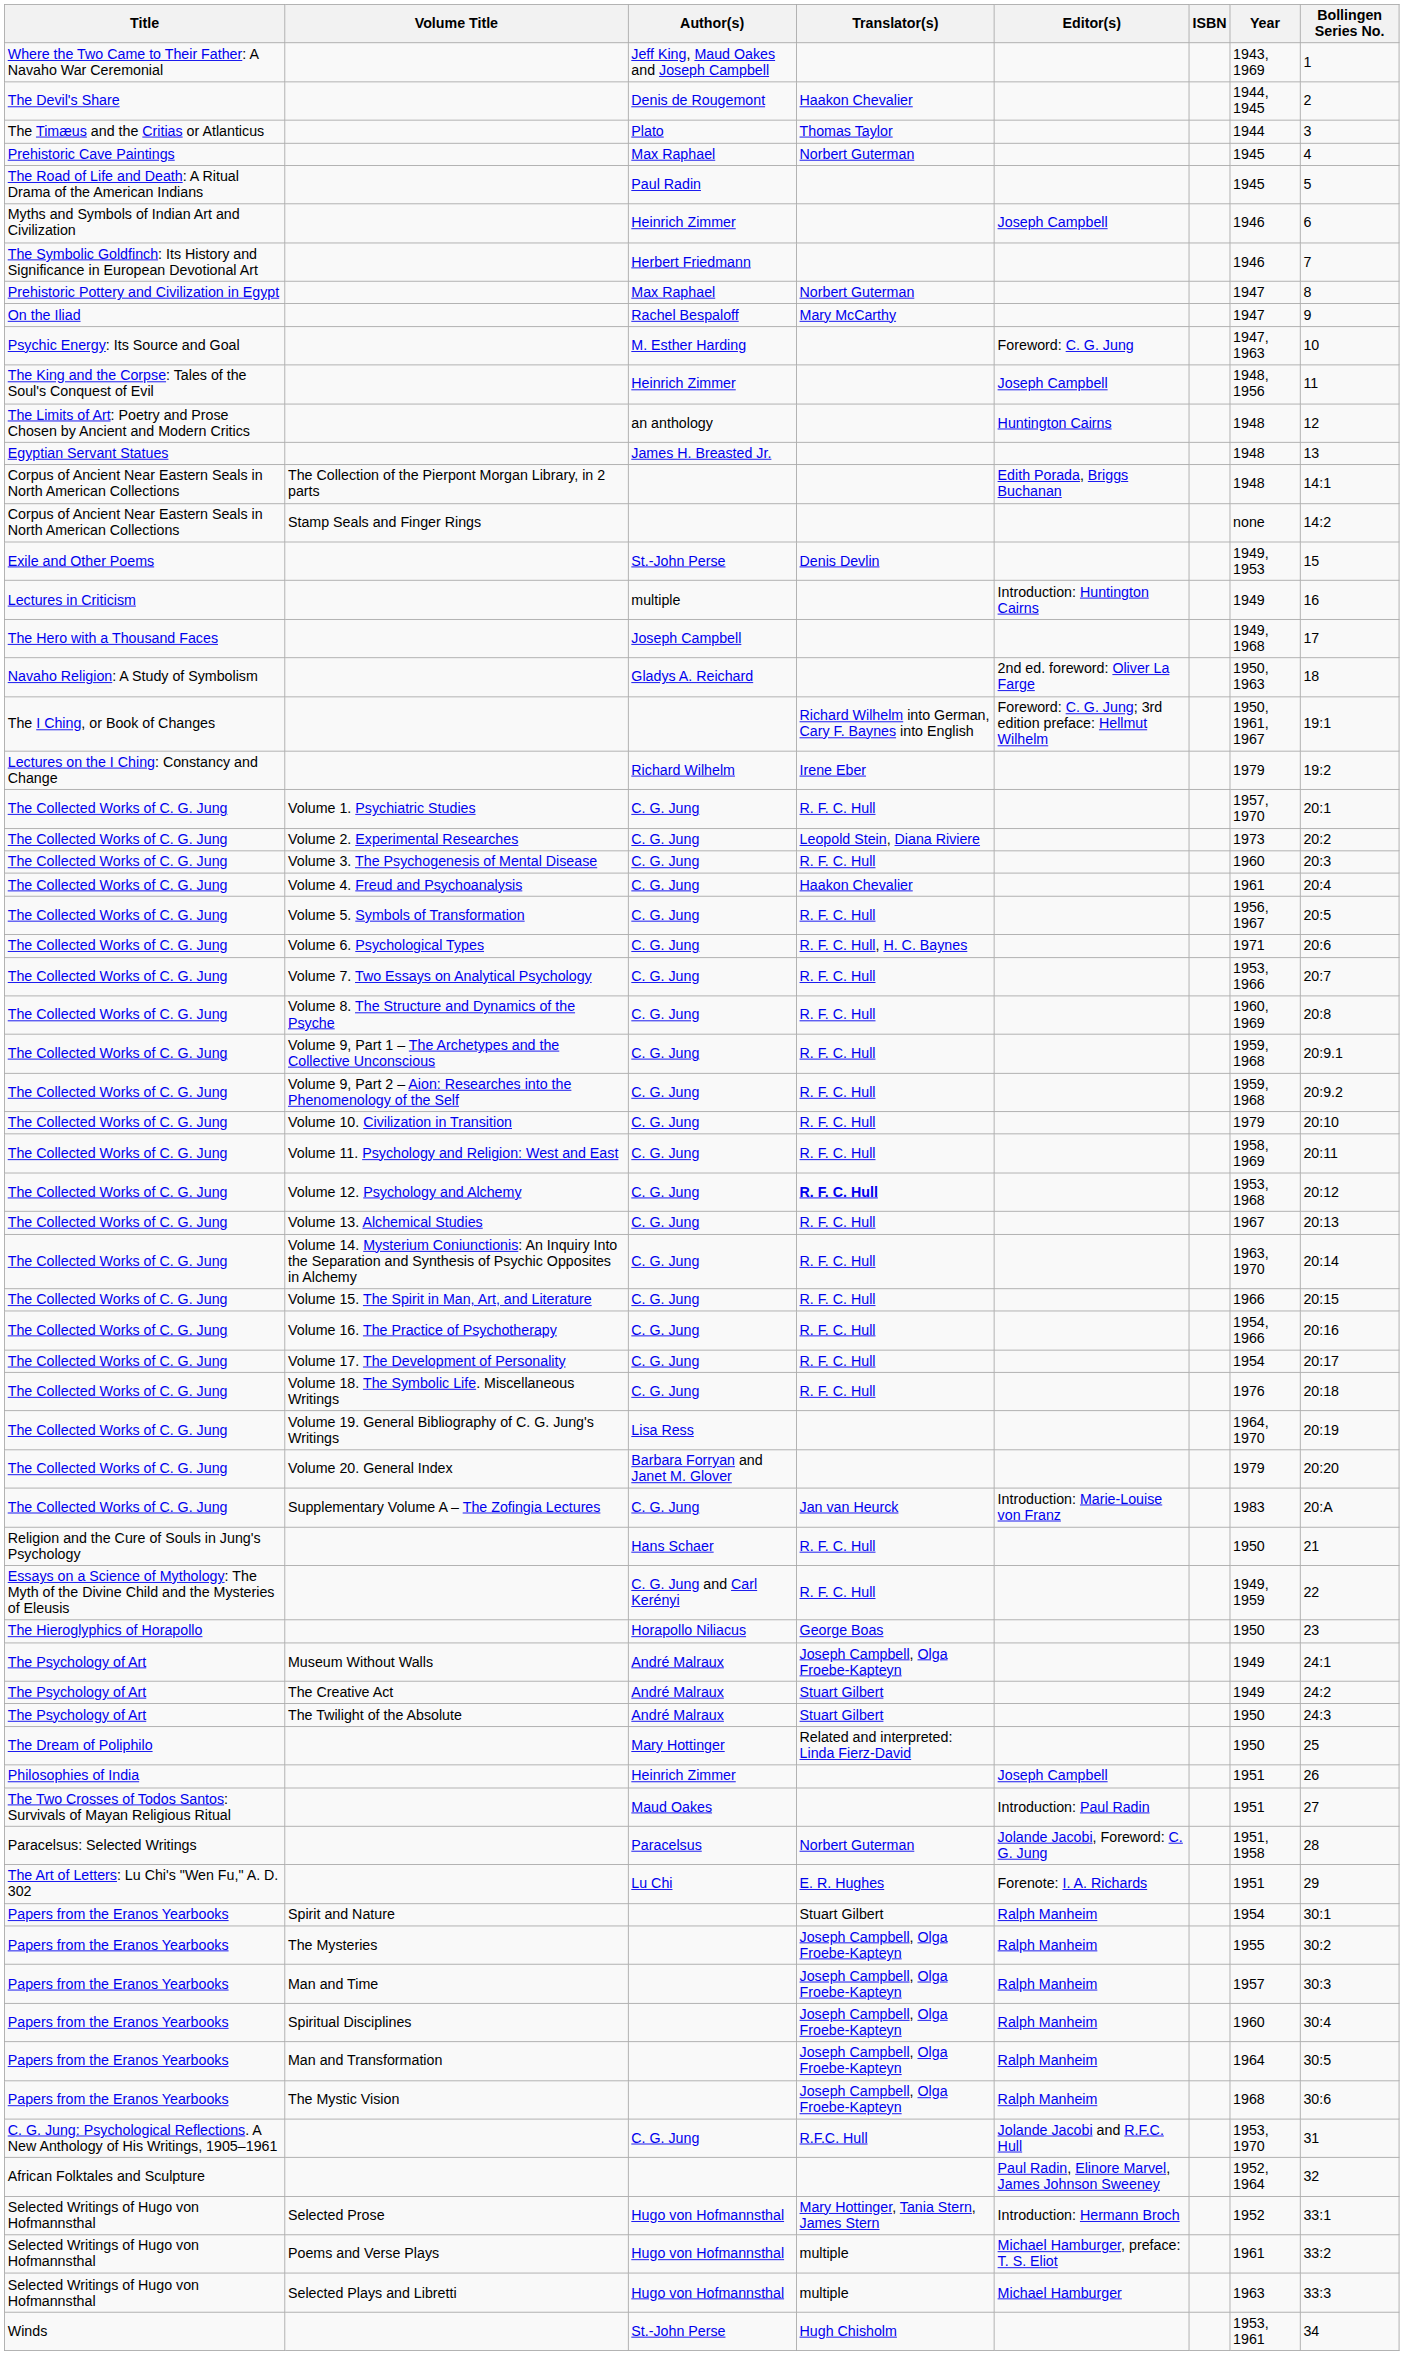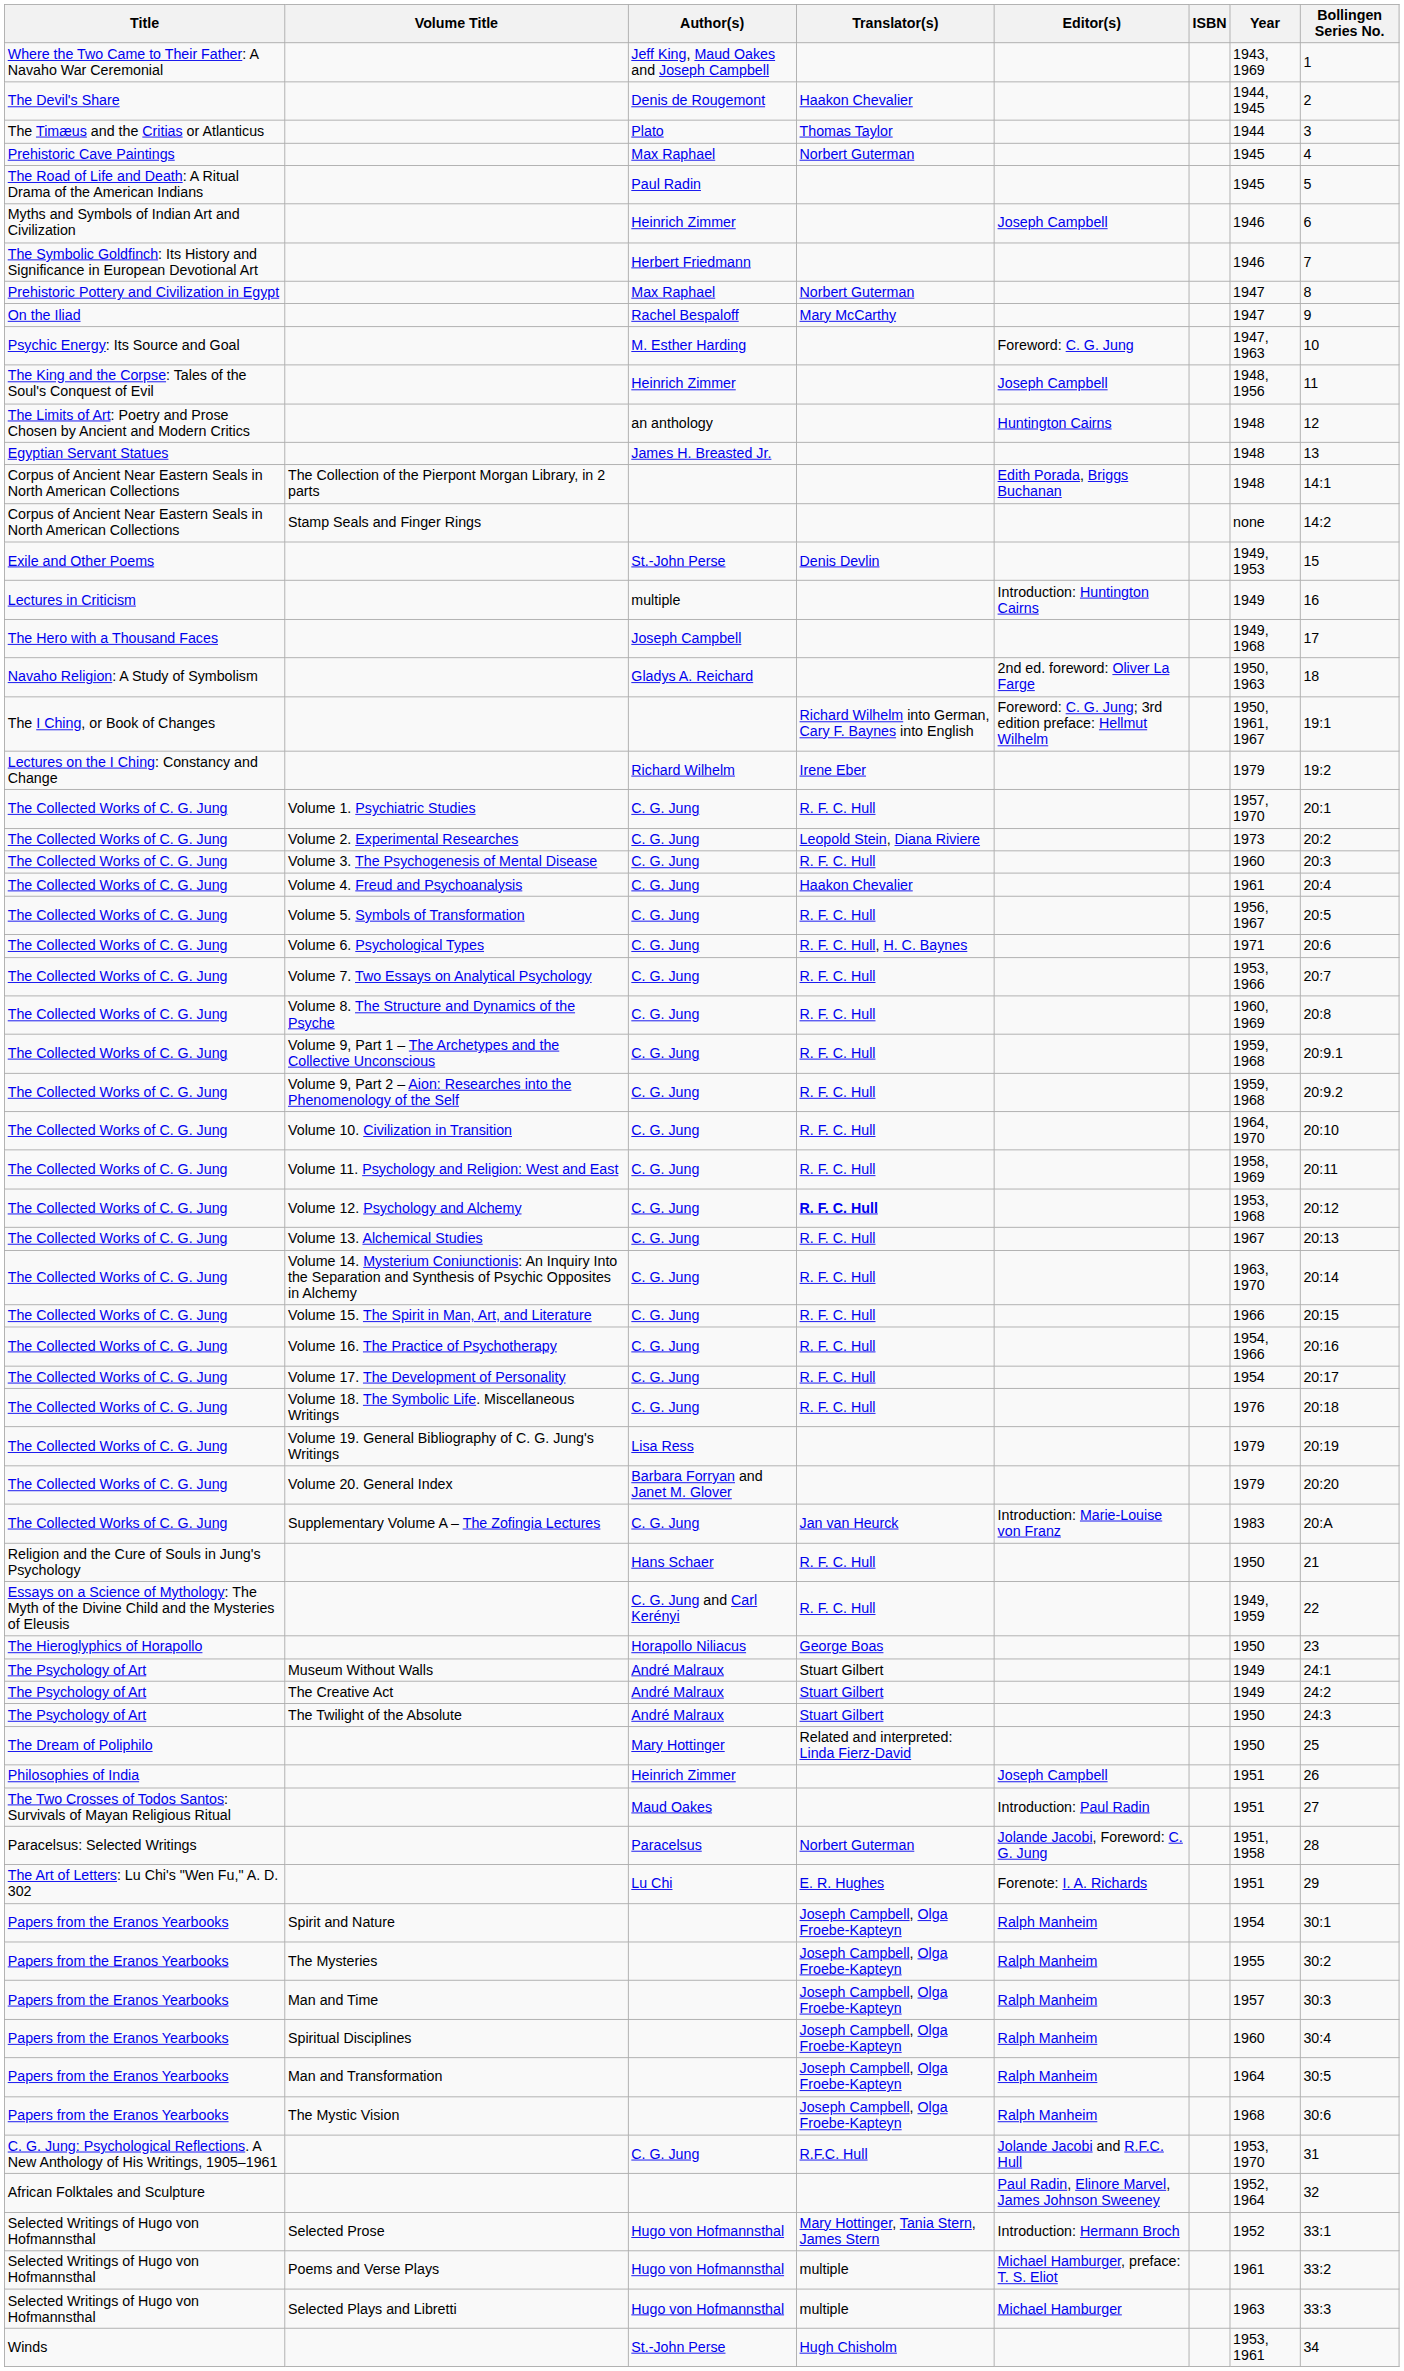(1249, 1122) 1979 -> (1251, 1130) 1964, 1970
(1251, 1430) 1964, 1970 -> (1249, 1446) 1979
(874, 1661) Joseph Campbell, Olga Froebe-Kapteyn -> (841, 1669) Stuart Gilbert
(841, 1914) Stuart Gilbert -> (874, 1922) Joseph Campbell, Olga Froebe-Kapteyn
